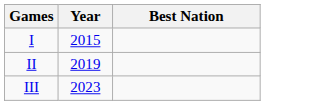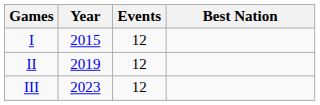+ column: (139, 16)
